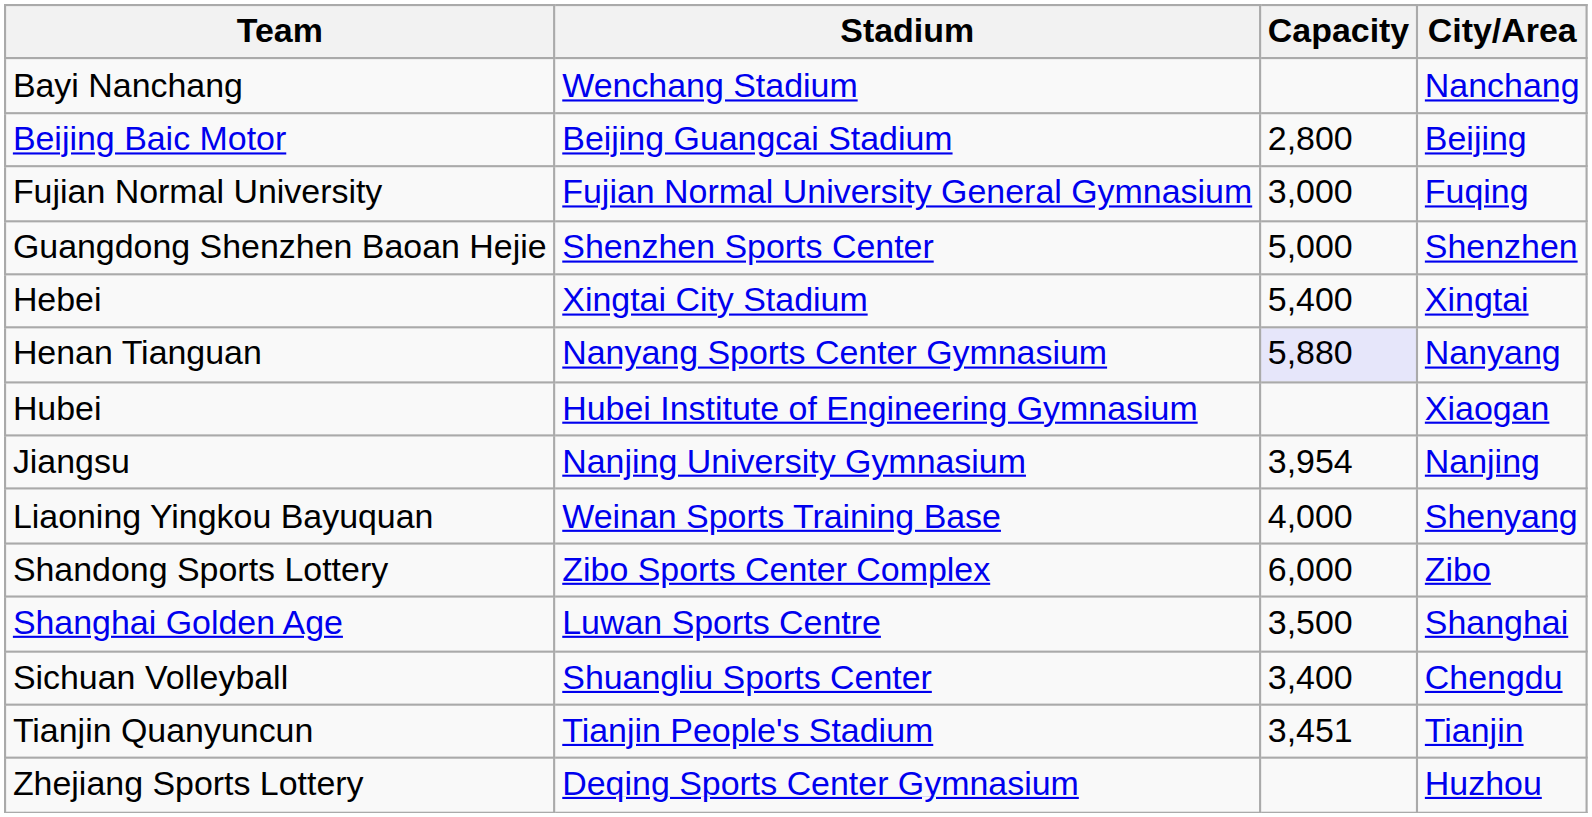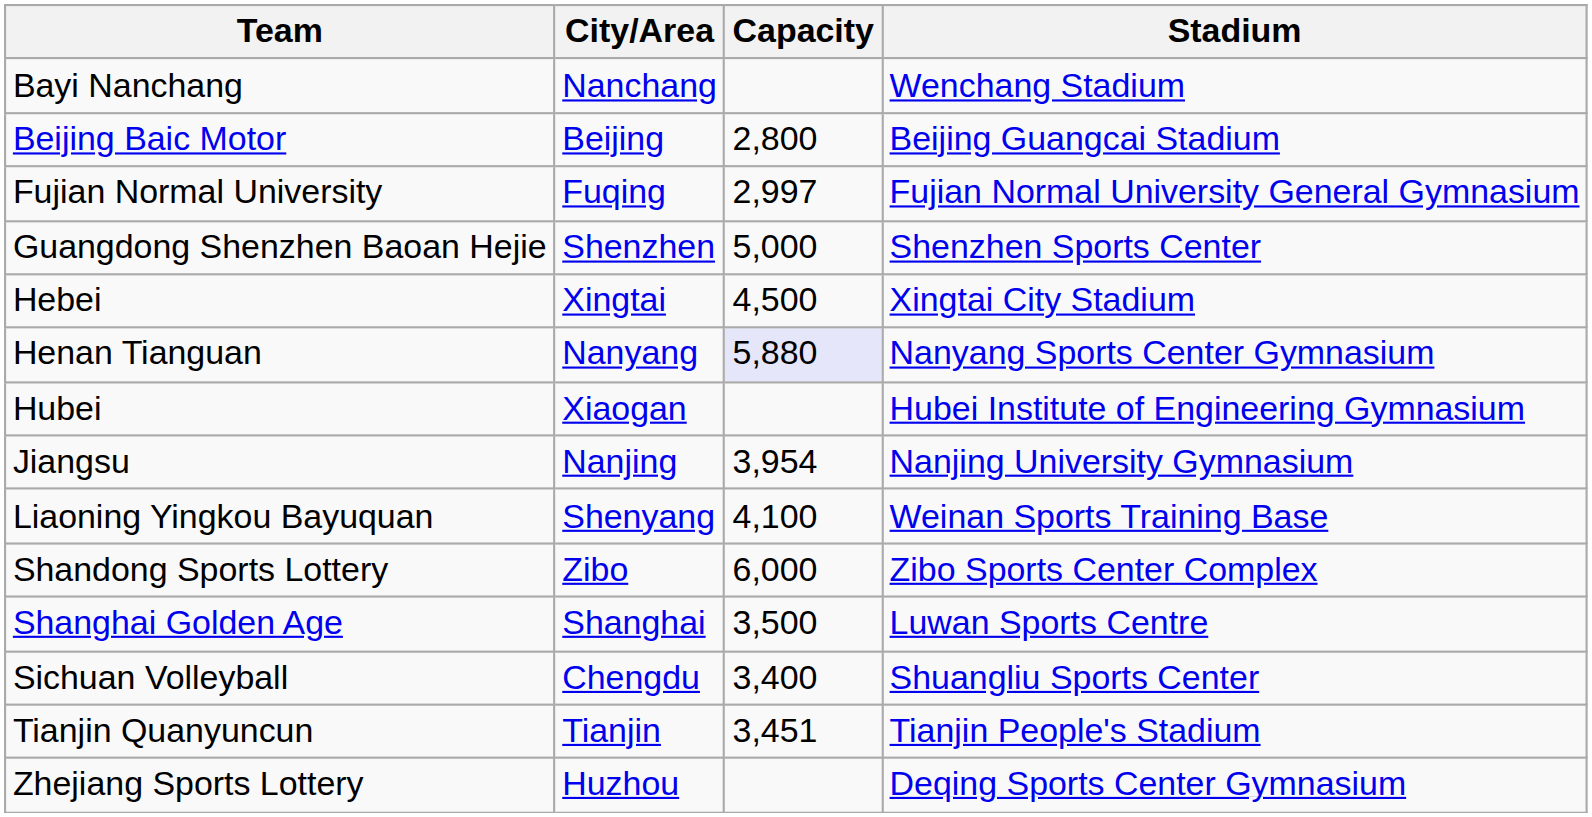columns swapped: (907, 31) <-> (1502, 31)
(1310, 192) 3,000 -> (775, 192) 2,997
(1310, 300) 5,400 -> (775, 300) 4,500
(1310, 515) 4,000 -> (775, 515) 4,100
